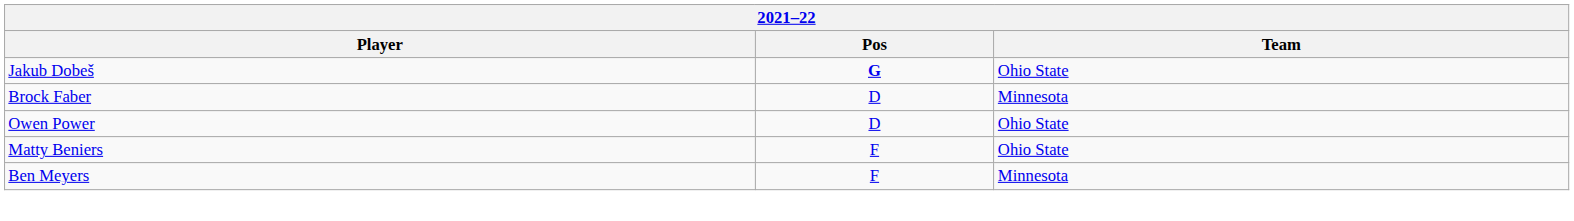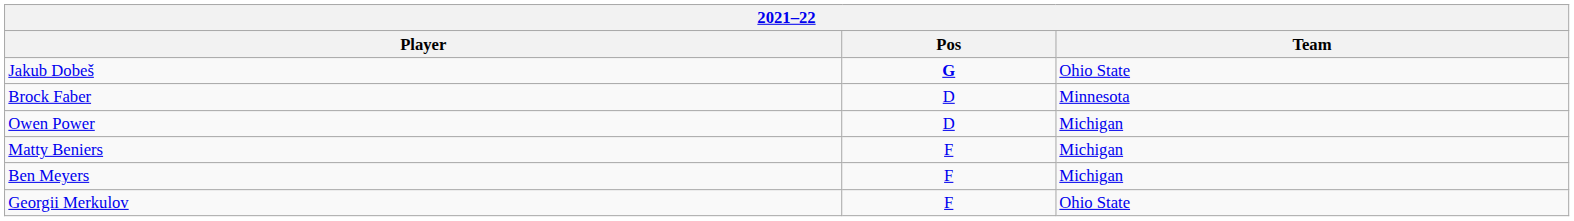(1033, 123) Ohio State -> (1091, 123) Michigan
(1033, 149) Ohio State -> (1091, 149) Michigan
(1033, 176) Minnesota -> (1091, 176) Michigan
+ row: (69, 202)
